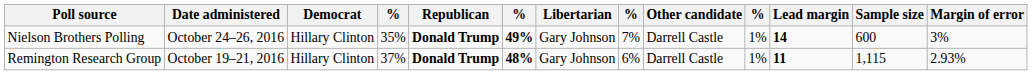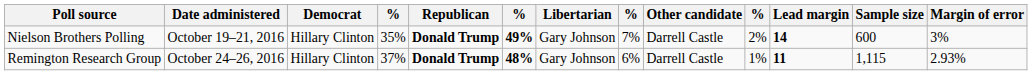(226, 37) October 24–26, 2016 -> (226, 37) October 19–21, 2016
(758, 37) 1% -> (758, 37) 2%
(226, 59) October 19–21, 2016 -> (226, 59) October 24–26, 2016
